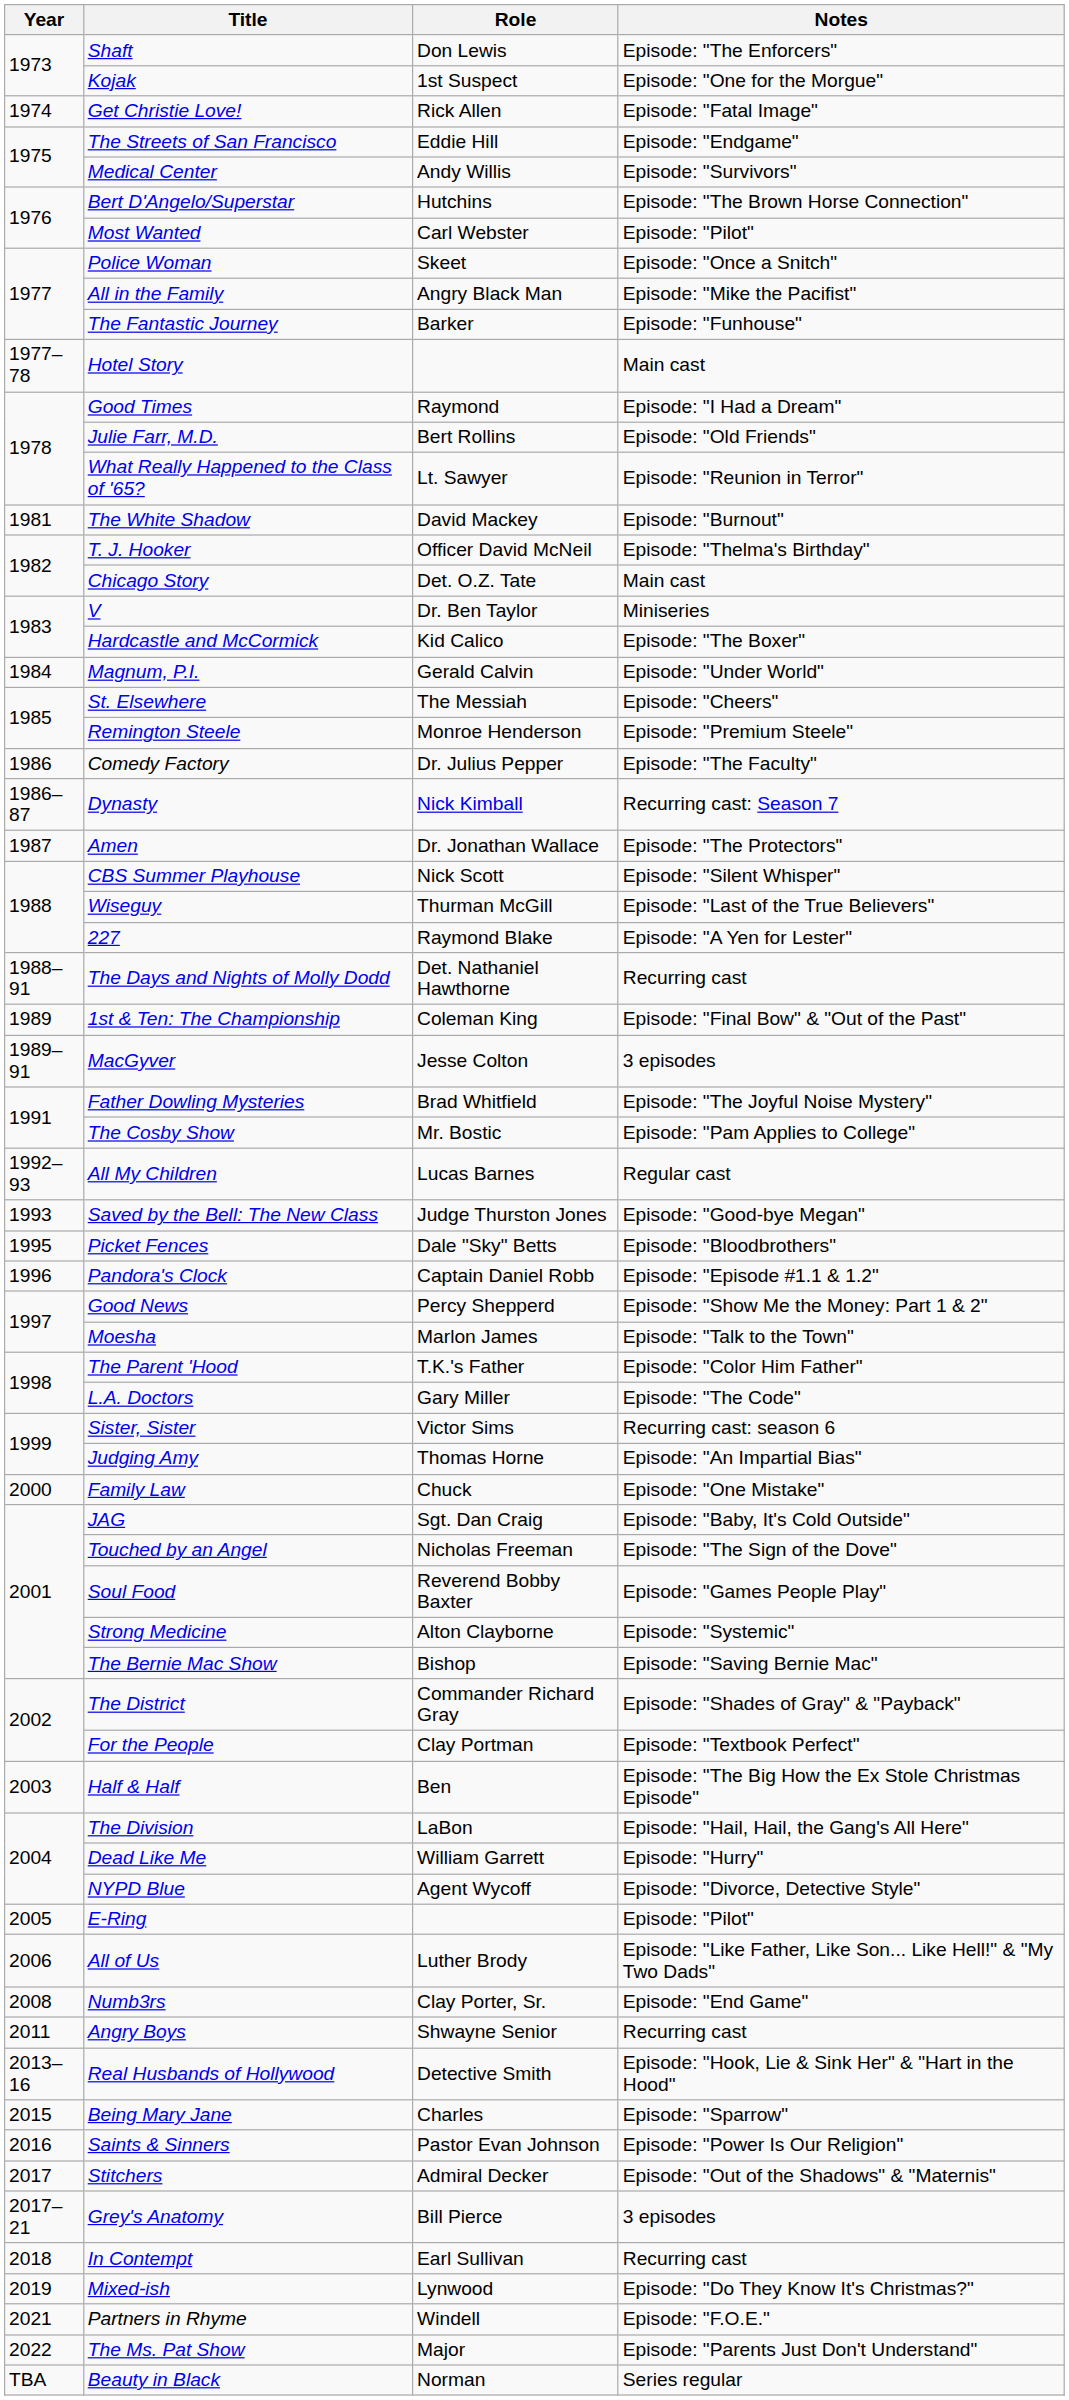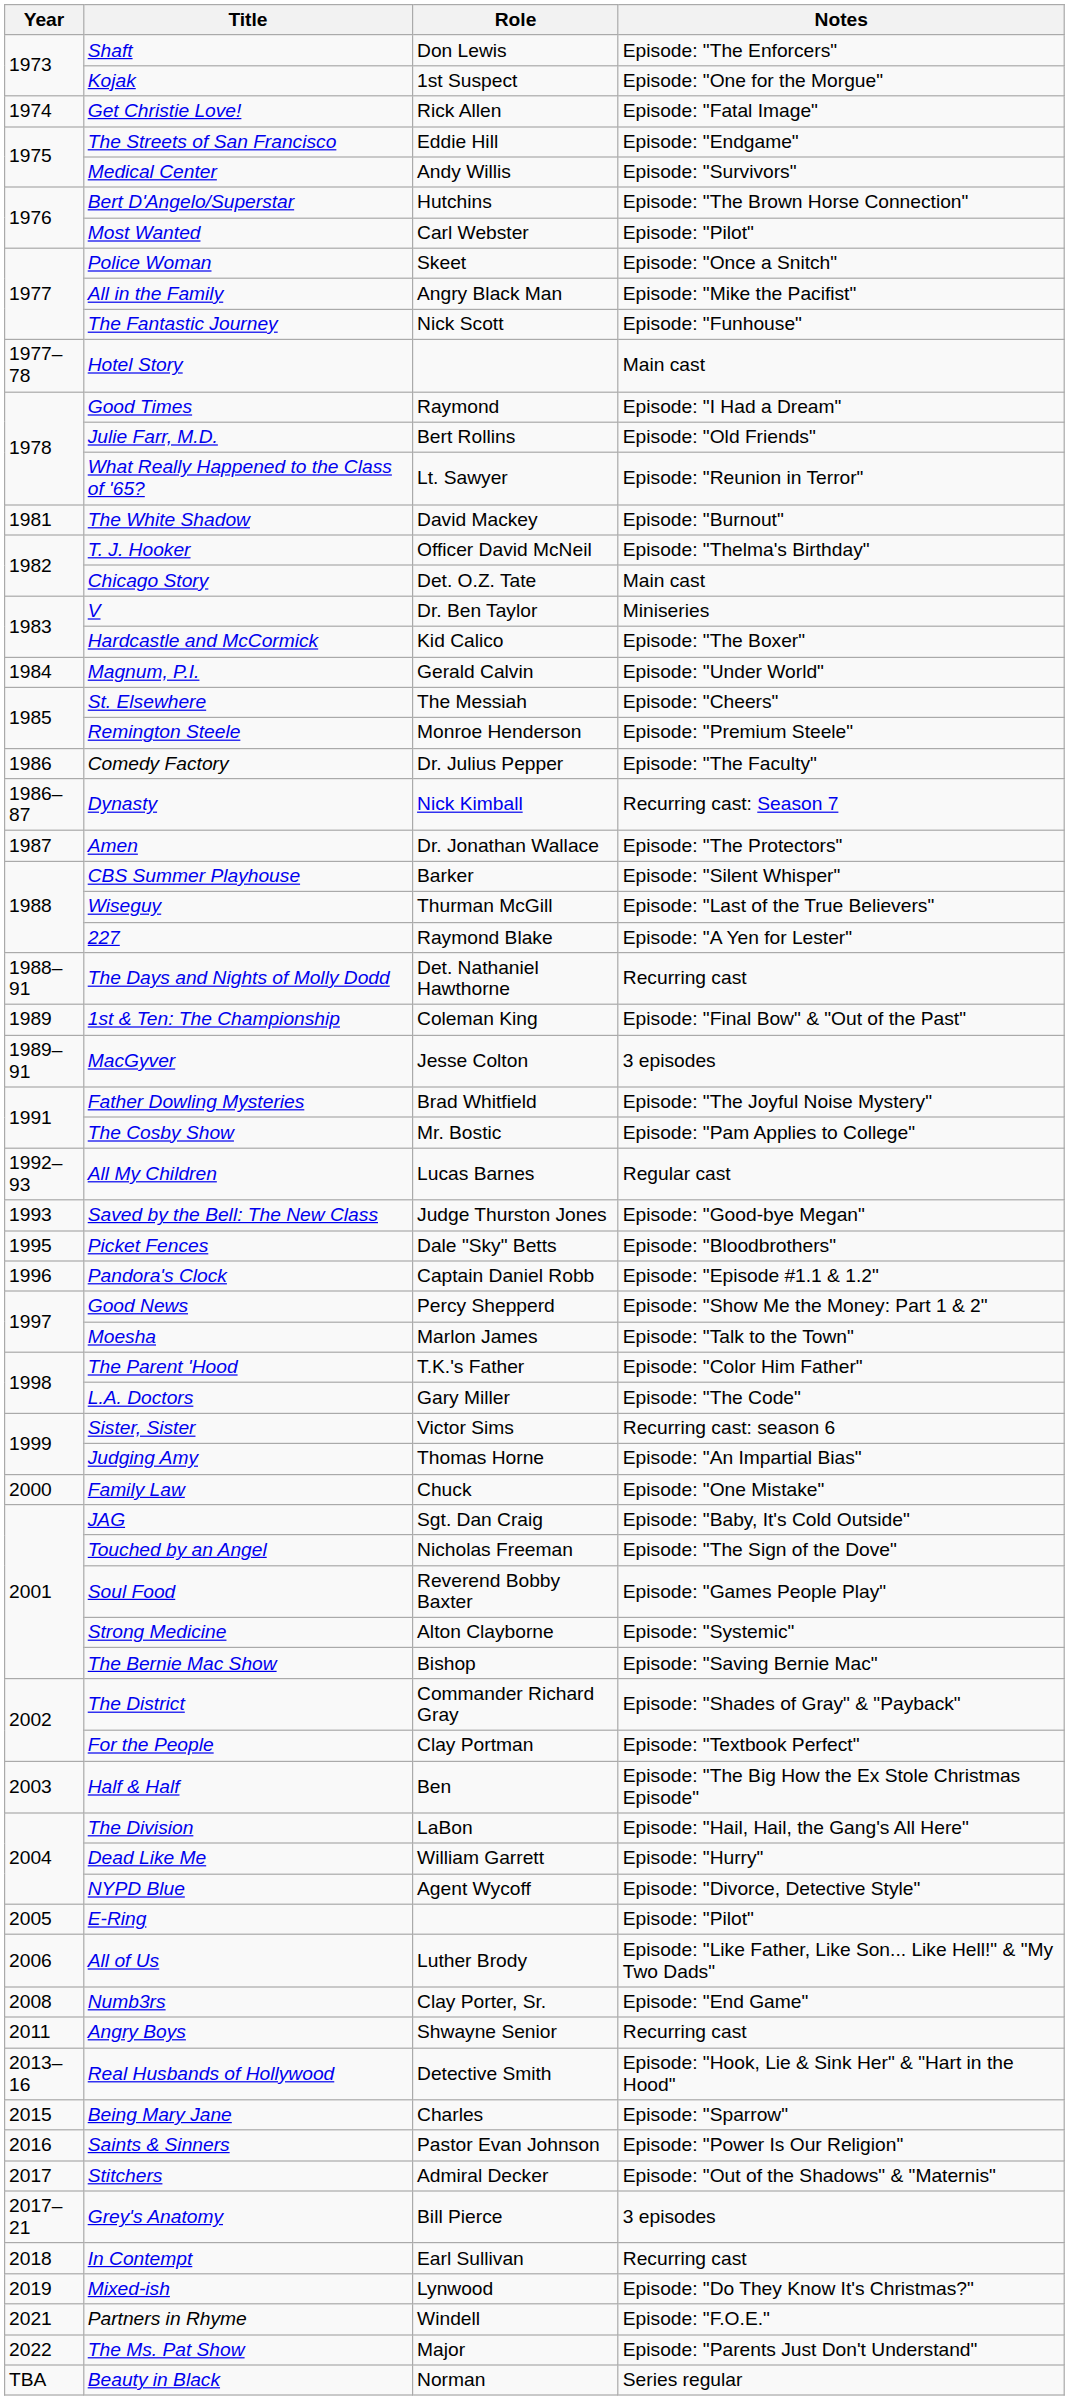(445, 324) Barker -> (460, 324) Nick Scott
(460, 876) Nick Scott -> (445, 876) Barker
